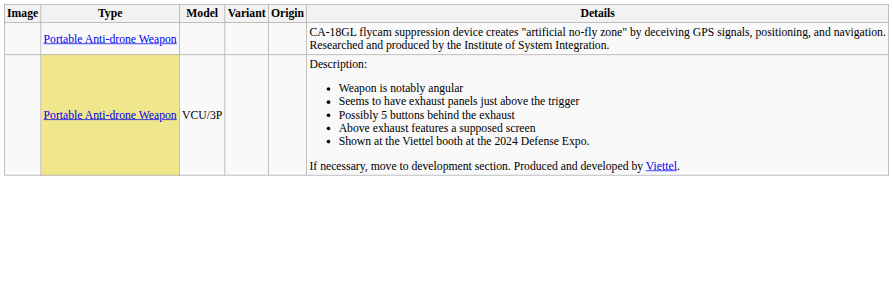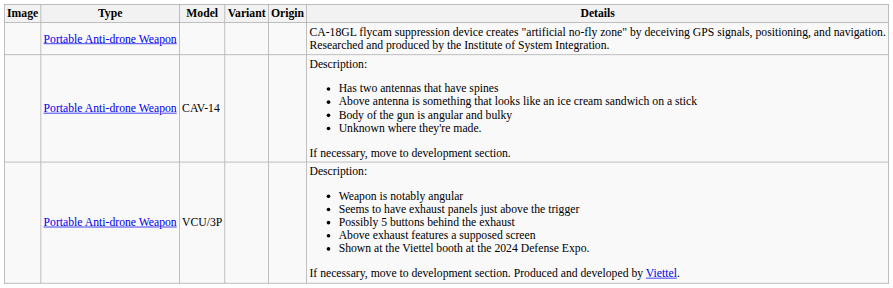+ row: (201, 108)
(110, 115) khaki background -> (110, 222) no background
